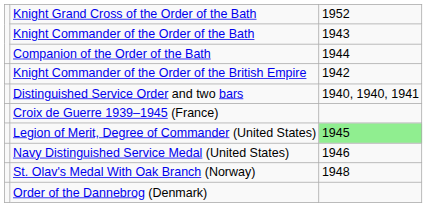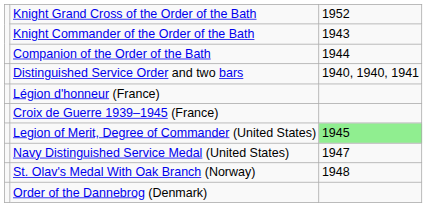- row: (160, 73)
+ row: (86, 93)
(336, 152) 1946 -> (336, 152) 1947
